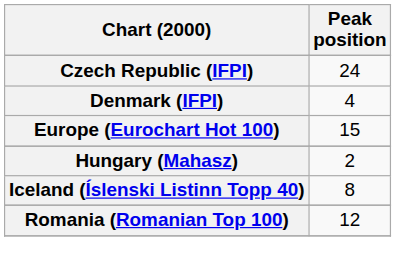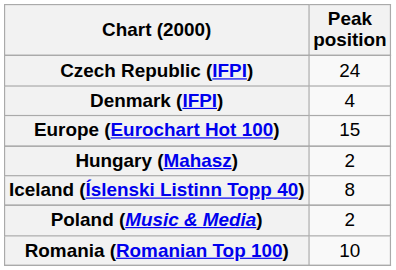+ row: (157, 220)
(350, 220) 12 -> (350, 250) 10
